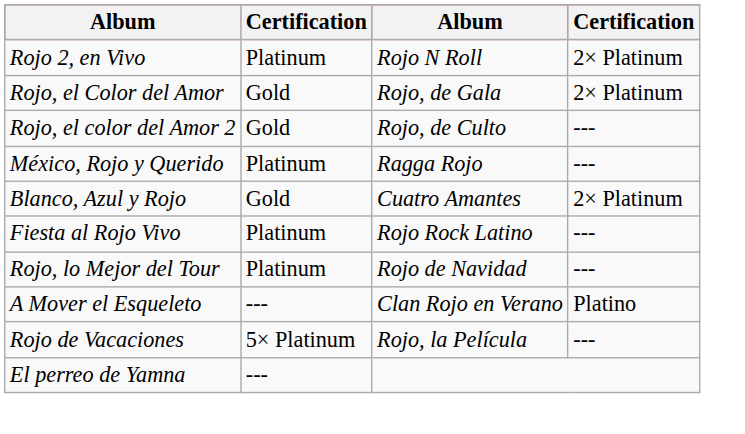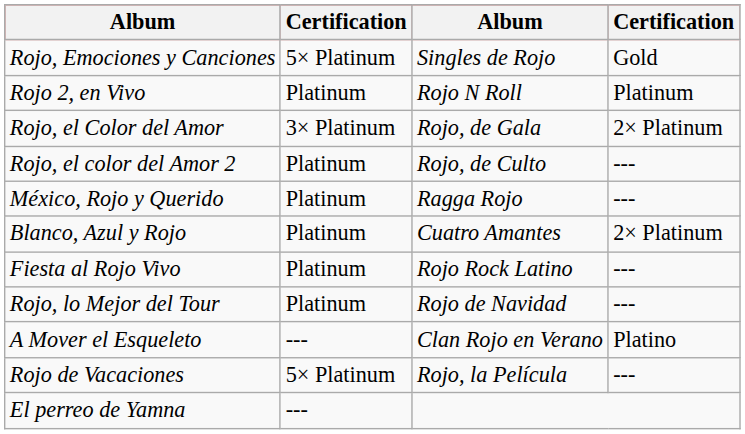+ row: (143, 57)
(628, 57) 2× Platinum -> (653, 92) Platinum
(268, 92) Gold -> (340, 127) 3× Platinum
(268, 127) Gold -> (326, 163) Platinum
(268, 198) Gold -> (326, 233) Platinum
